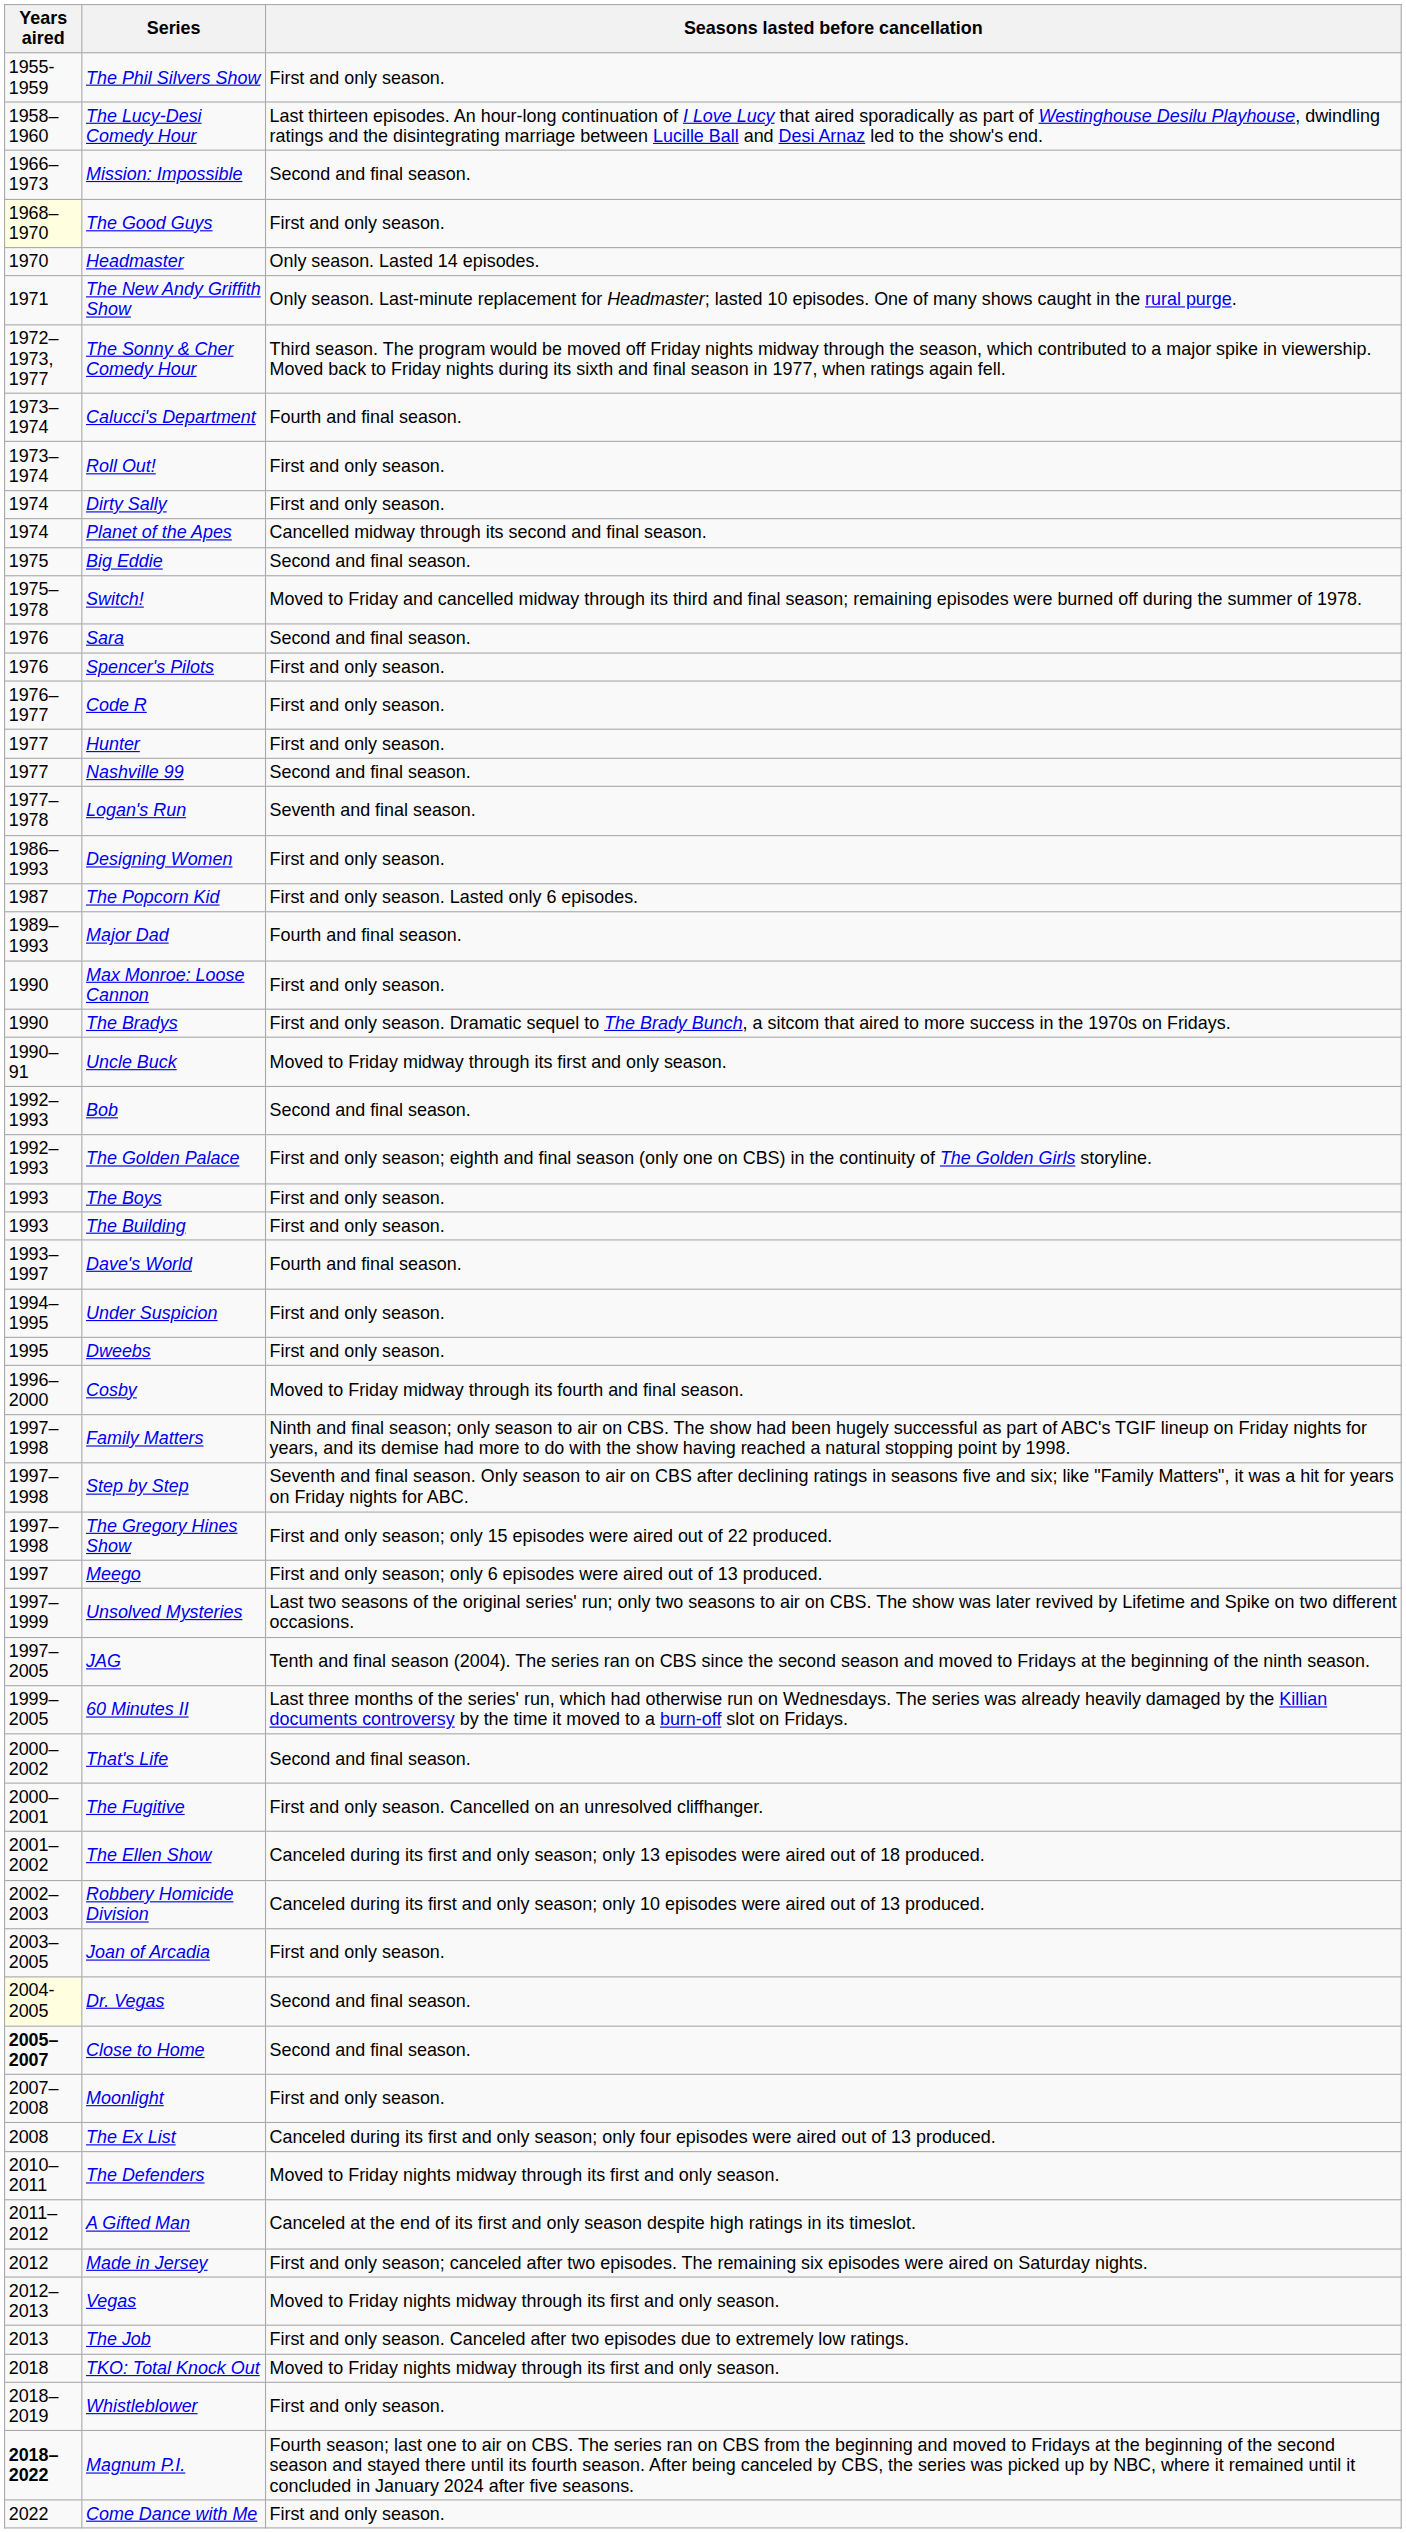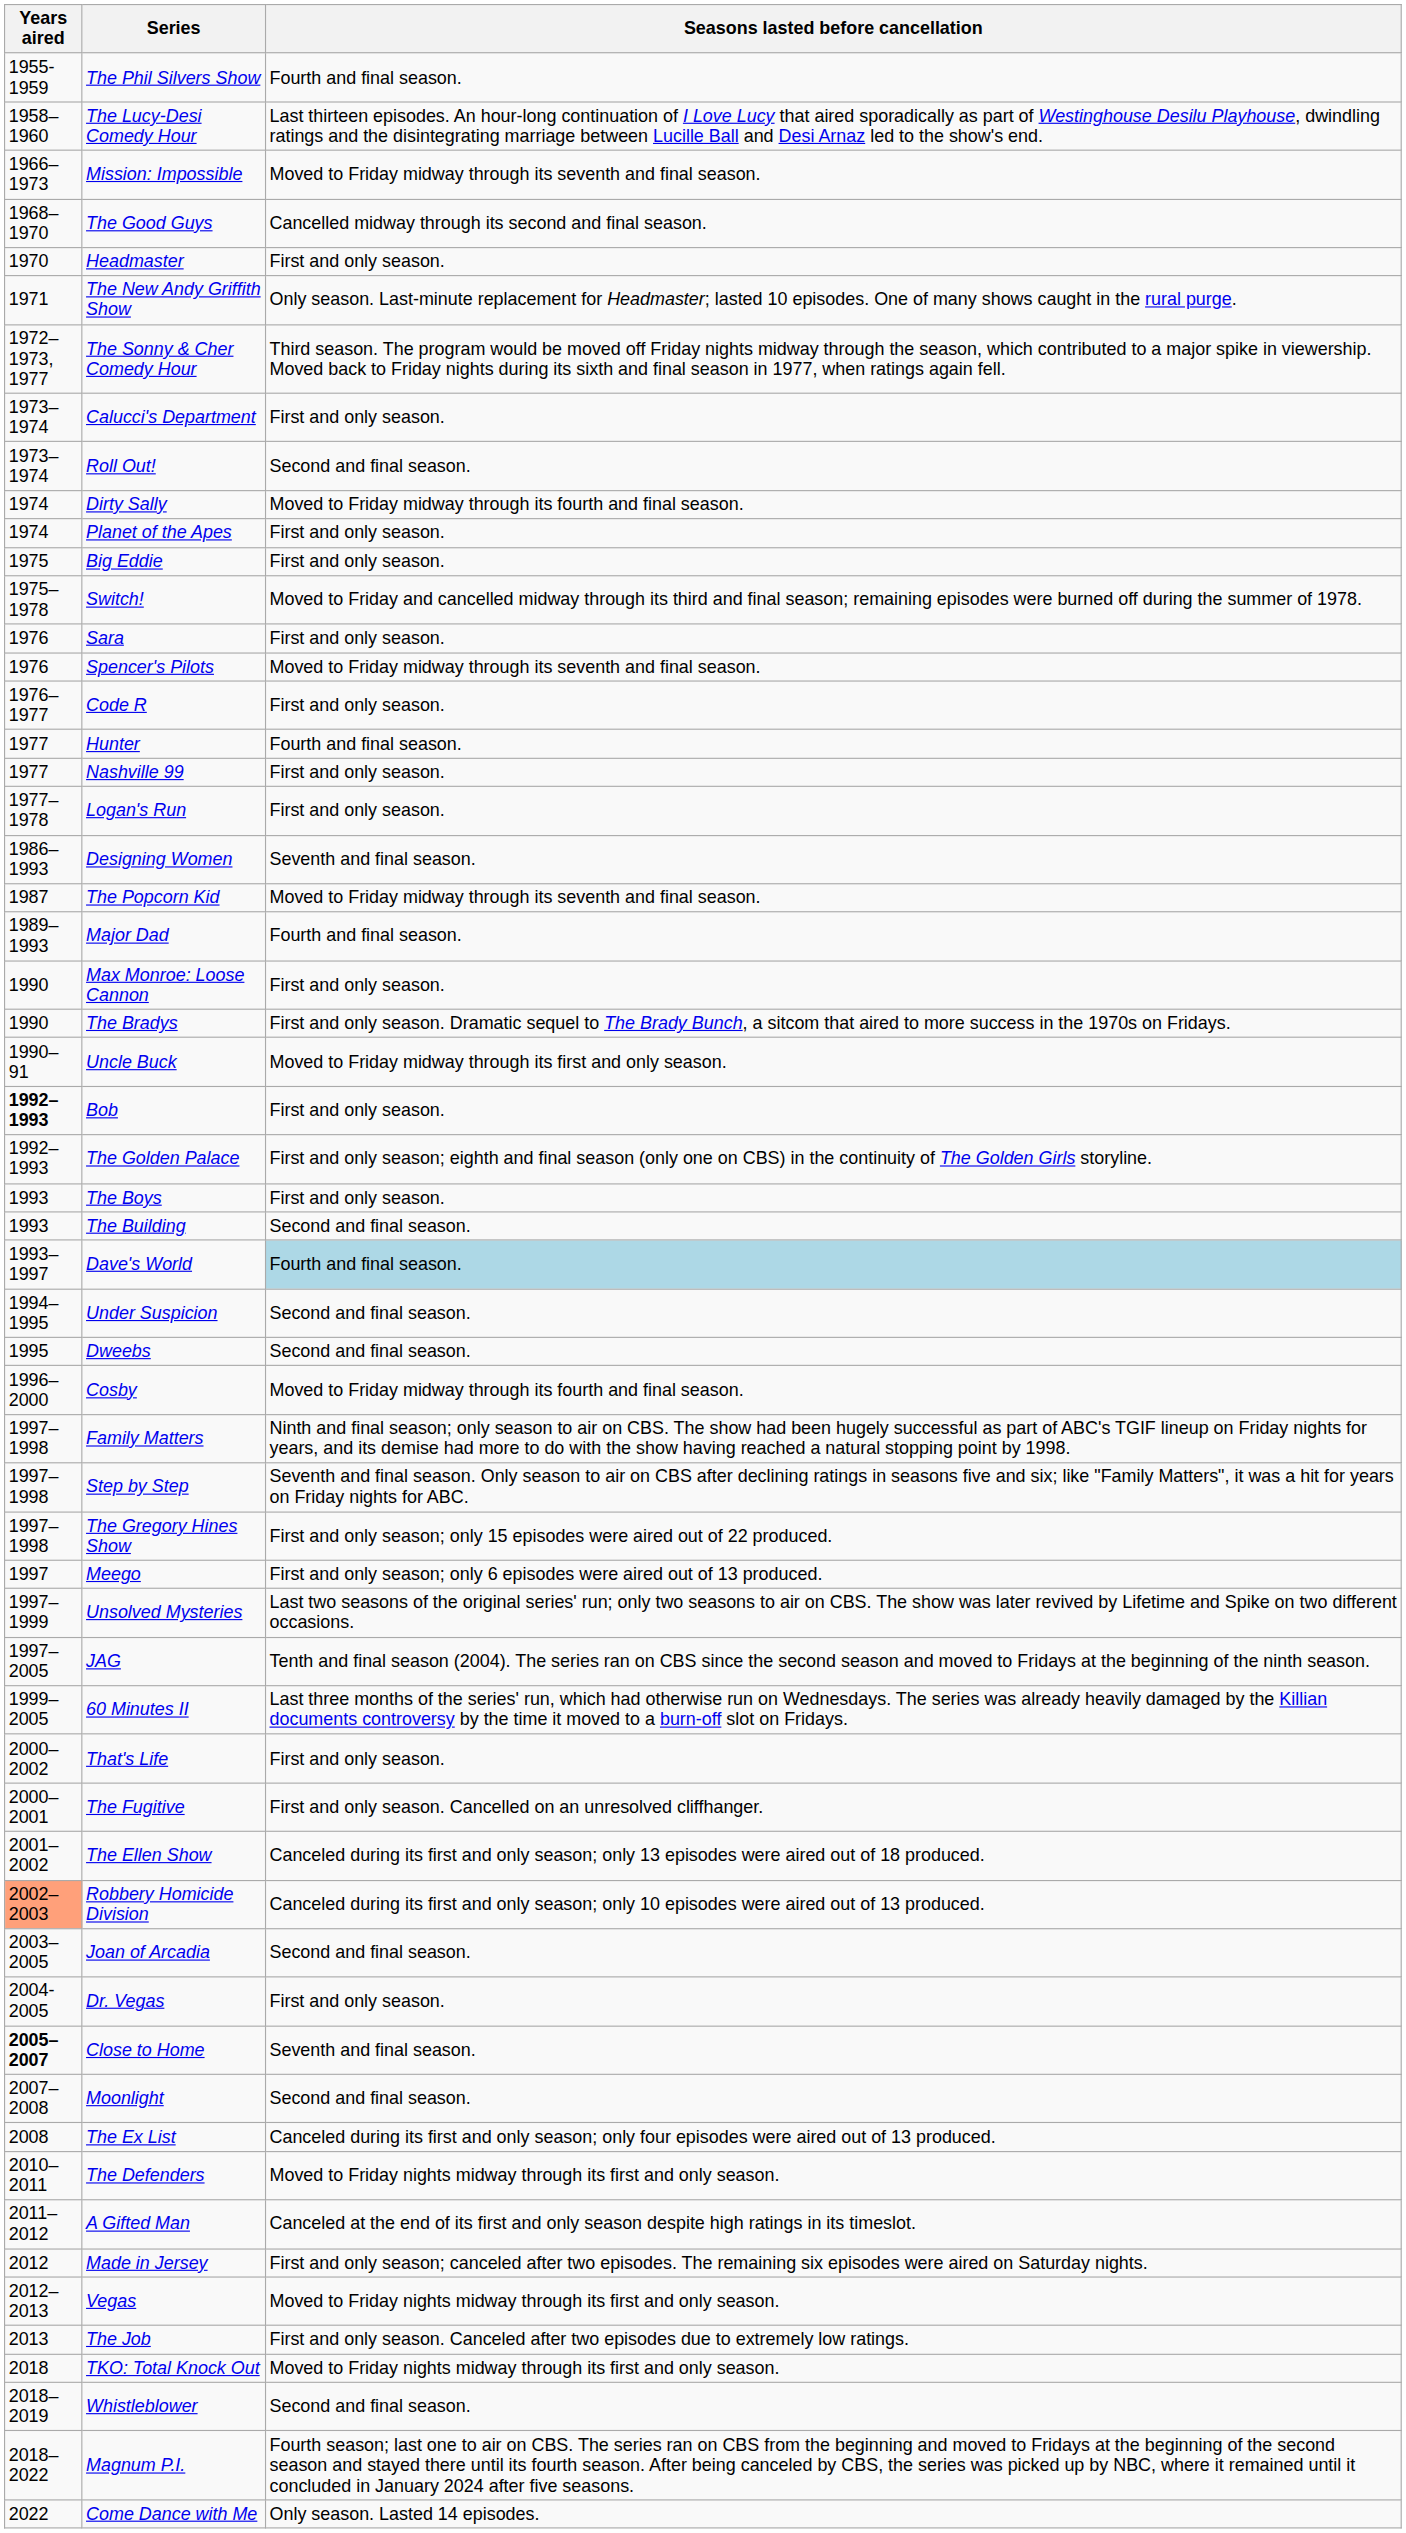(357, 77) First and only season. -> (366, 77) Fourth and final season.
(370, 174) Second and final season. -> (515, 174) Moved to Friday midway through its seventh and final season.
(34, 223) lightyellow background -> (34, 223) no background
(357, 223) First and only season. -> (488, 223) Cancelled midway through its second and final season.
(404, 261) Only season. Lasted 14 episodes. -> (357, 261) First and only season.
(366, 417) Fourth and final season. -> (357, 417) First and only season.
(357, 466) First and only season. -> (370, 466) Second and final season.
(357, 504) First and only season. -> (507, 504) Moved to Friday midway through its fourth and final season.
(488, 532) Cancelled midway through its second and final season. -> (357, 532) First and only season.
(370, 561) Second and final season. -> (357, 561) First and only season.
(370, 638) Second and final season. -> (357, 638) First and only season.
(357, 666) First and only season. -> (515, 666) Moved to Friday midway through its seventh and final season.
(357, 743) First and only season. -> (366, 743) Fourth and final season.
(370, 772) Second and final season. -> (357, 772) First and only season.
(373, 810) Seventh and final season. -> (357, 810) First and only season.
(357, 859) First and only season. -> (373, 859) Seventh and final season.
(454, 897) First and only season. Lasted only 6 episodes. -> (515, 897) Moved to Friday midway through its seventh and final season.
(34, 1110) normal -> (34, 1110) bold
(370, 1110) Second and final season. -> (357, 1110) First and only season.
(357, 1225) First and only season. -> (370, 1225) Second and final season.
(366, 1264) no background -> (366, 1264) lightblue background
(357, 1313) First and only season. -> (370, 1313) Second and final season.
(357, 1351) First and only season. -> (370, 1351) Second and final season.
(370, 1758) Second and final season. -> (357, 1758) First and only season.
(34, 1904) no background -> (34, 1904) lightsalmon background
(357, 1952) First and only season. -> (370, 1952) Second and final season.
(32, 2001) lightyellow background -> (32, 2001) no background
(370, 2001) Second and final season. -> (357, 2001) First and only season.
(370, 2049) Second and final season. -> (373, 2049) Seventh and final season.
(357, 2098) First and only season. -> (370, 2098) Second and final season.
(357, 2406) First and only season. -> (370, 2406) Second and final season.
(34, 2465) bold -> (34, 2465) normal
(357, 2513) First and only season. -> (404, 2513) Only season. Lasted 14 episodes.
